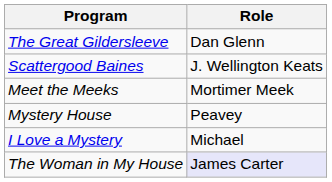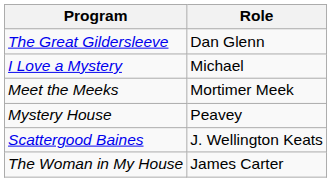rows swapped: (65, 139) <-> (76, 66)
(237, 164) lavender background -> (237, 164) no background
